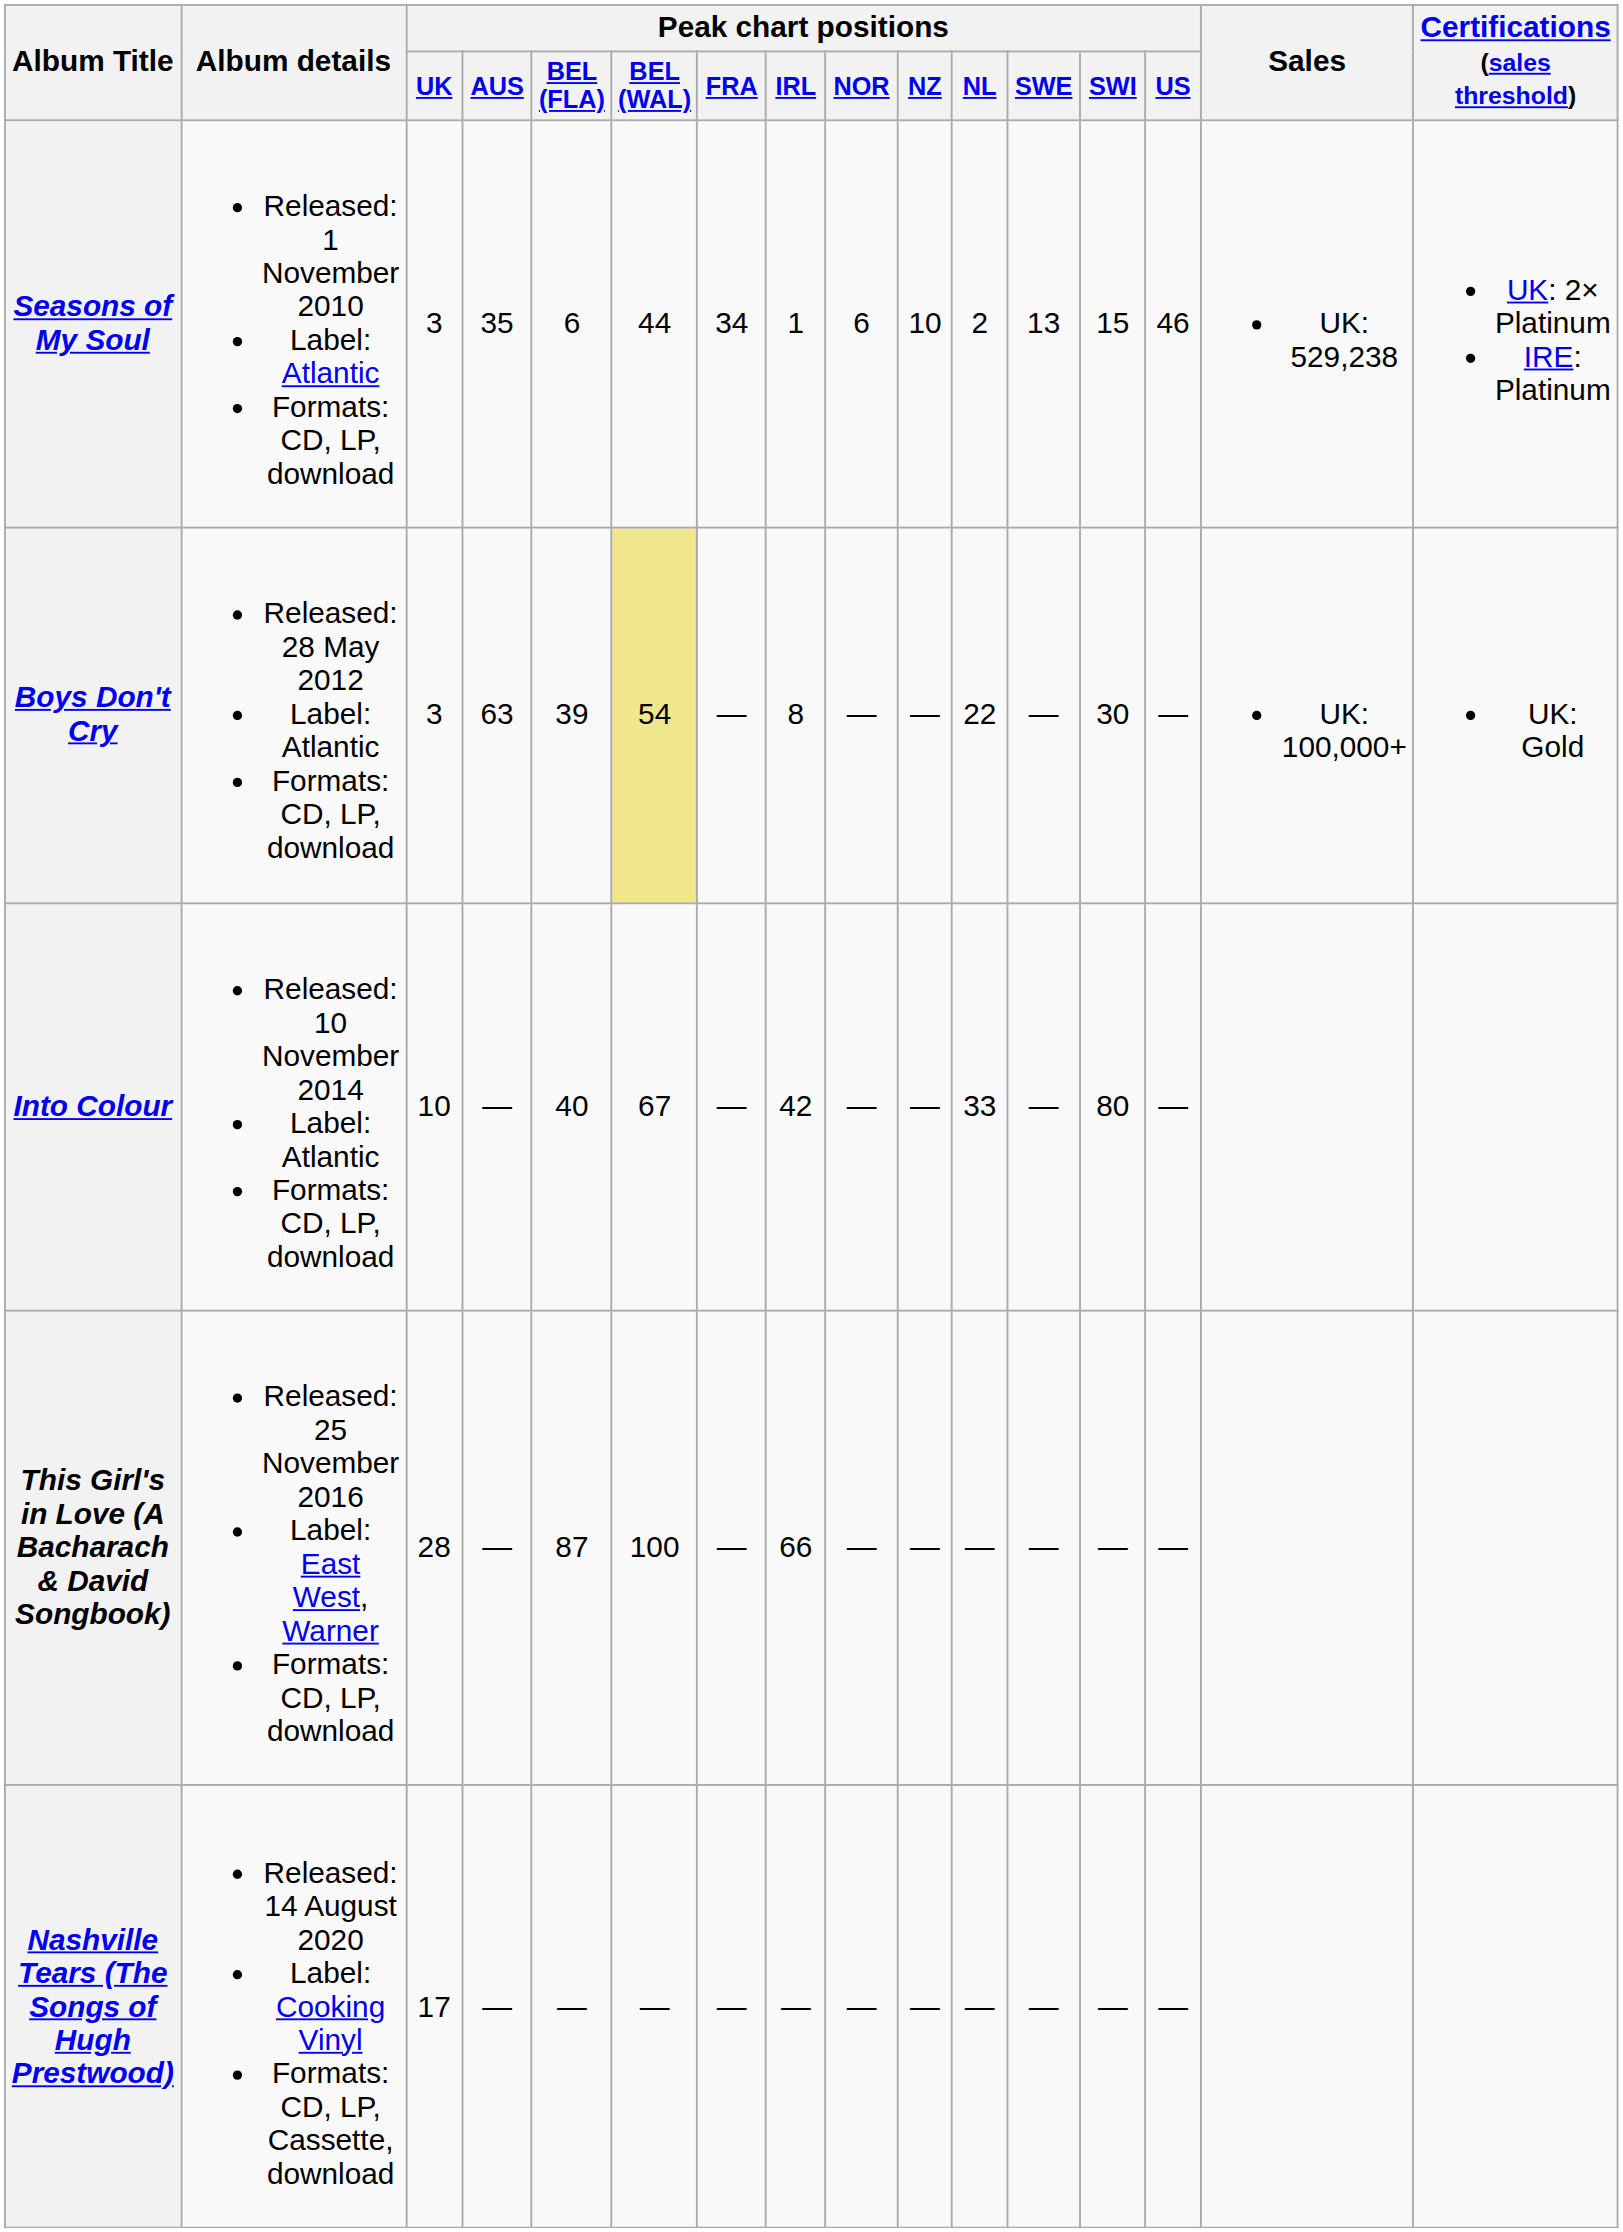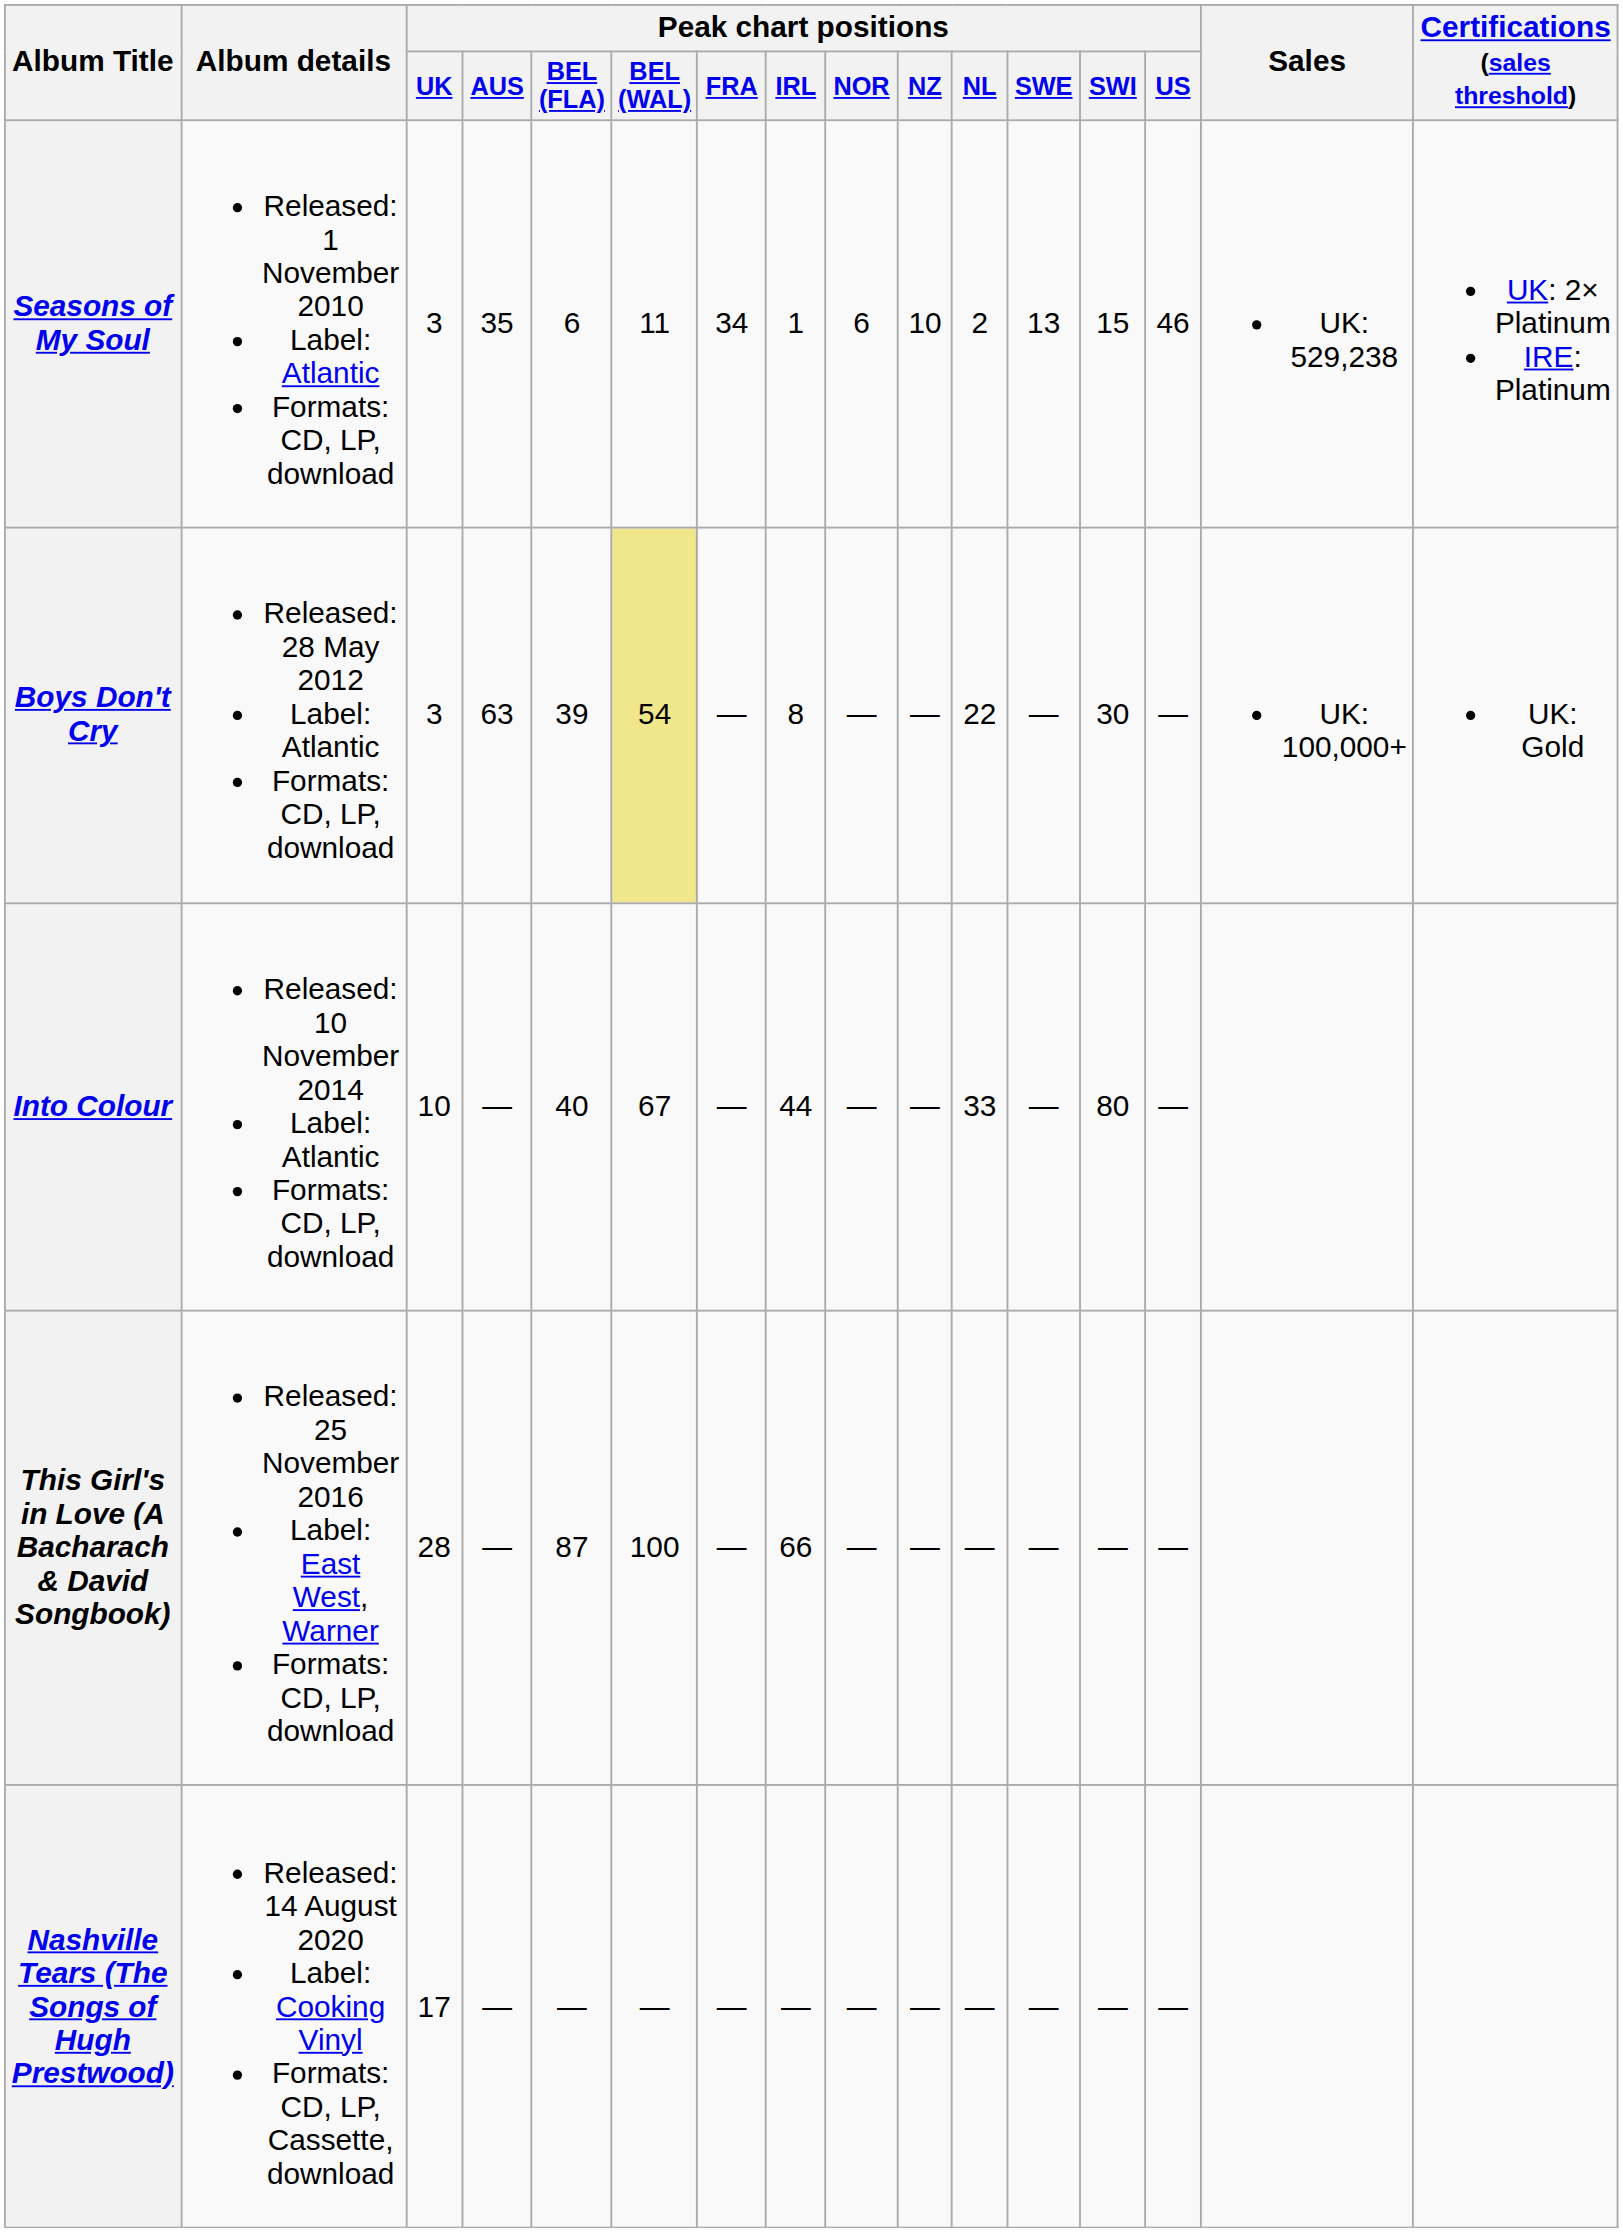(655, 323) 44 -> (655, 323) 11
(796, 1106) 42 -> (796, 1106) 44
